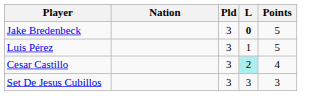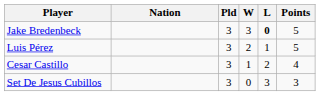+ column: (248, 13)
(248, 64) paleturquoise background -> (267, 64) no background
